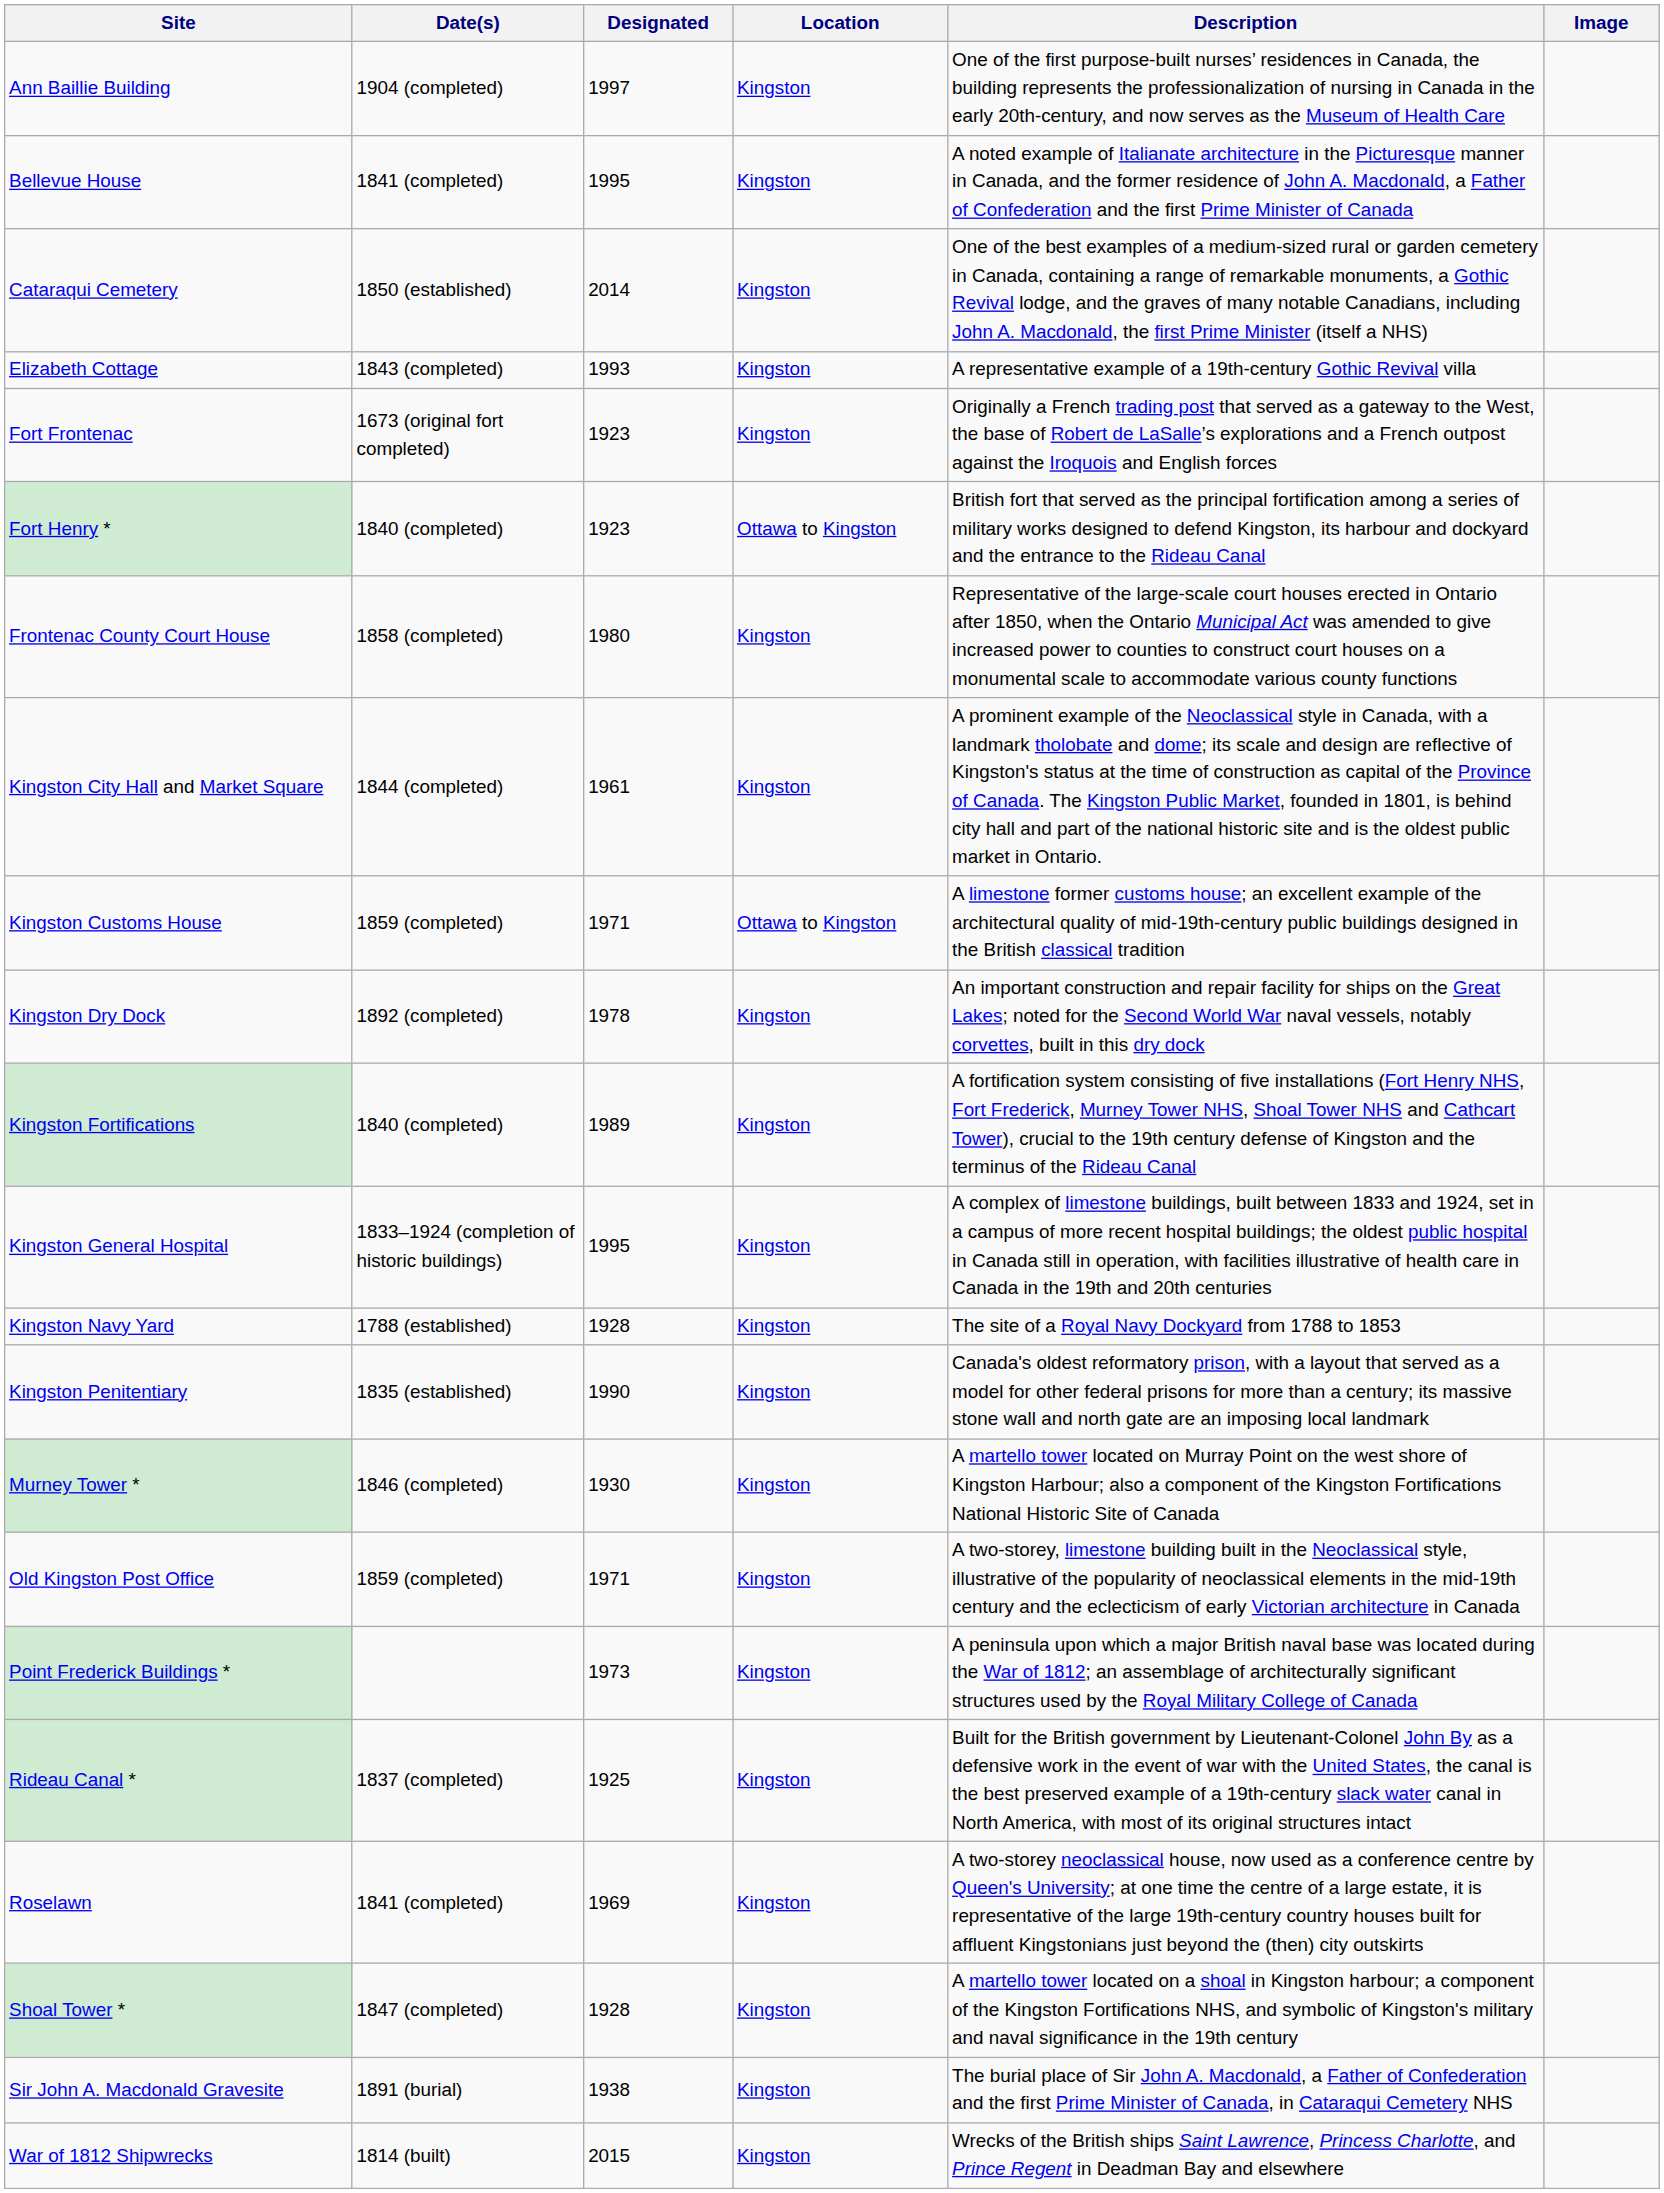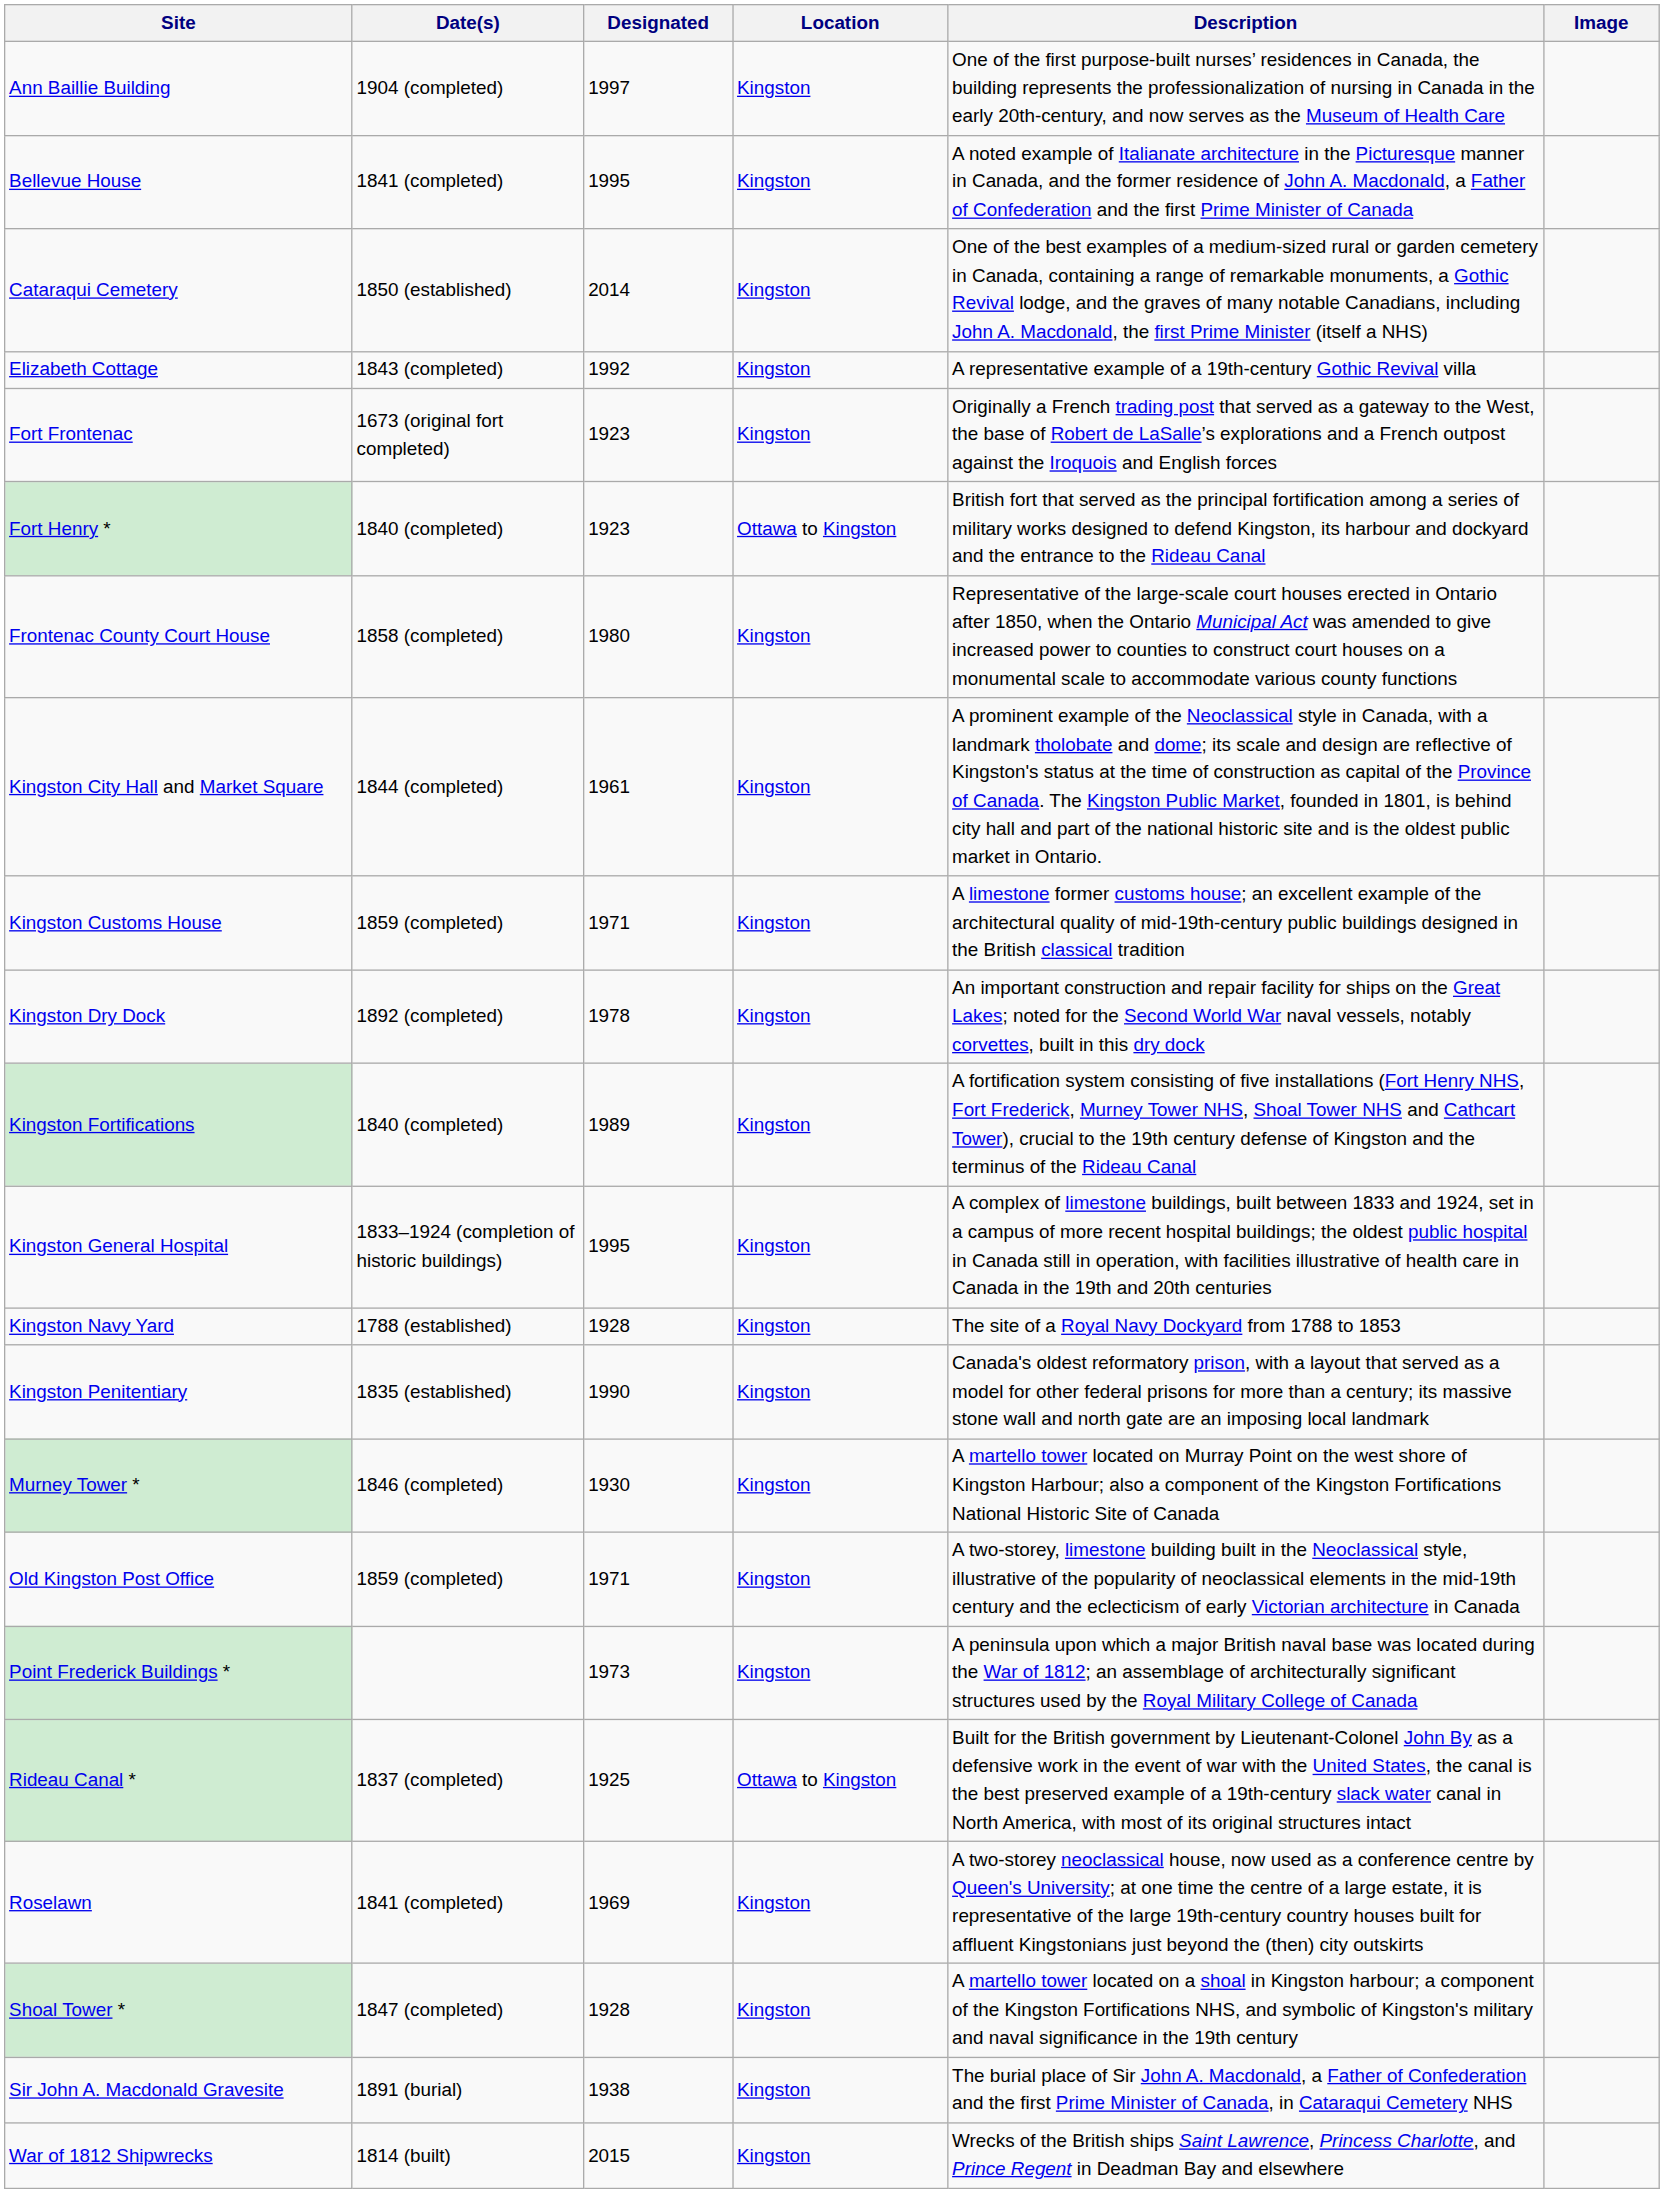(609, 369) 1993 -> (609, 369) 1992
(817, 922) Ottawa to Kingston -> (774, 922) Kingston
(774, 1780) Kingston -> (817, 1780) Ottawa to Kingston
